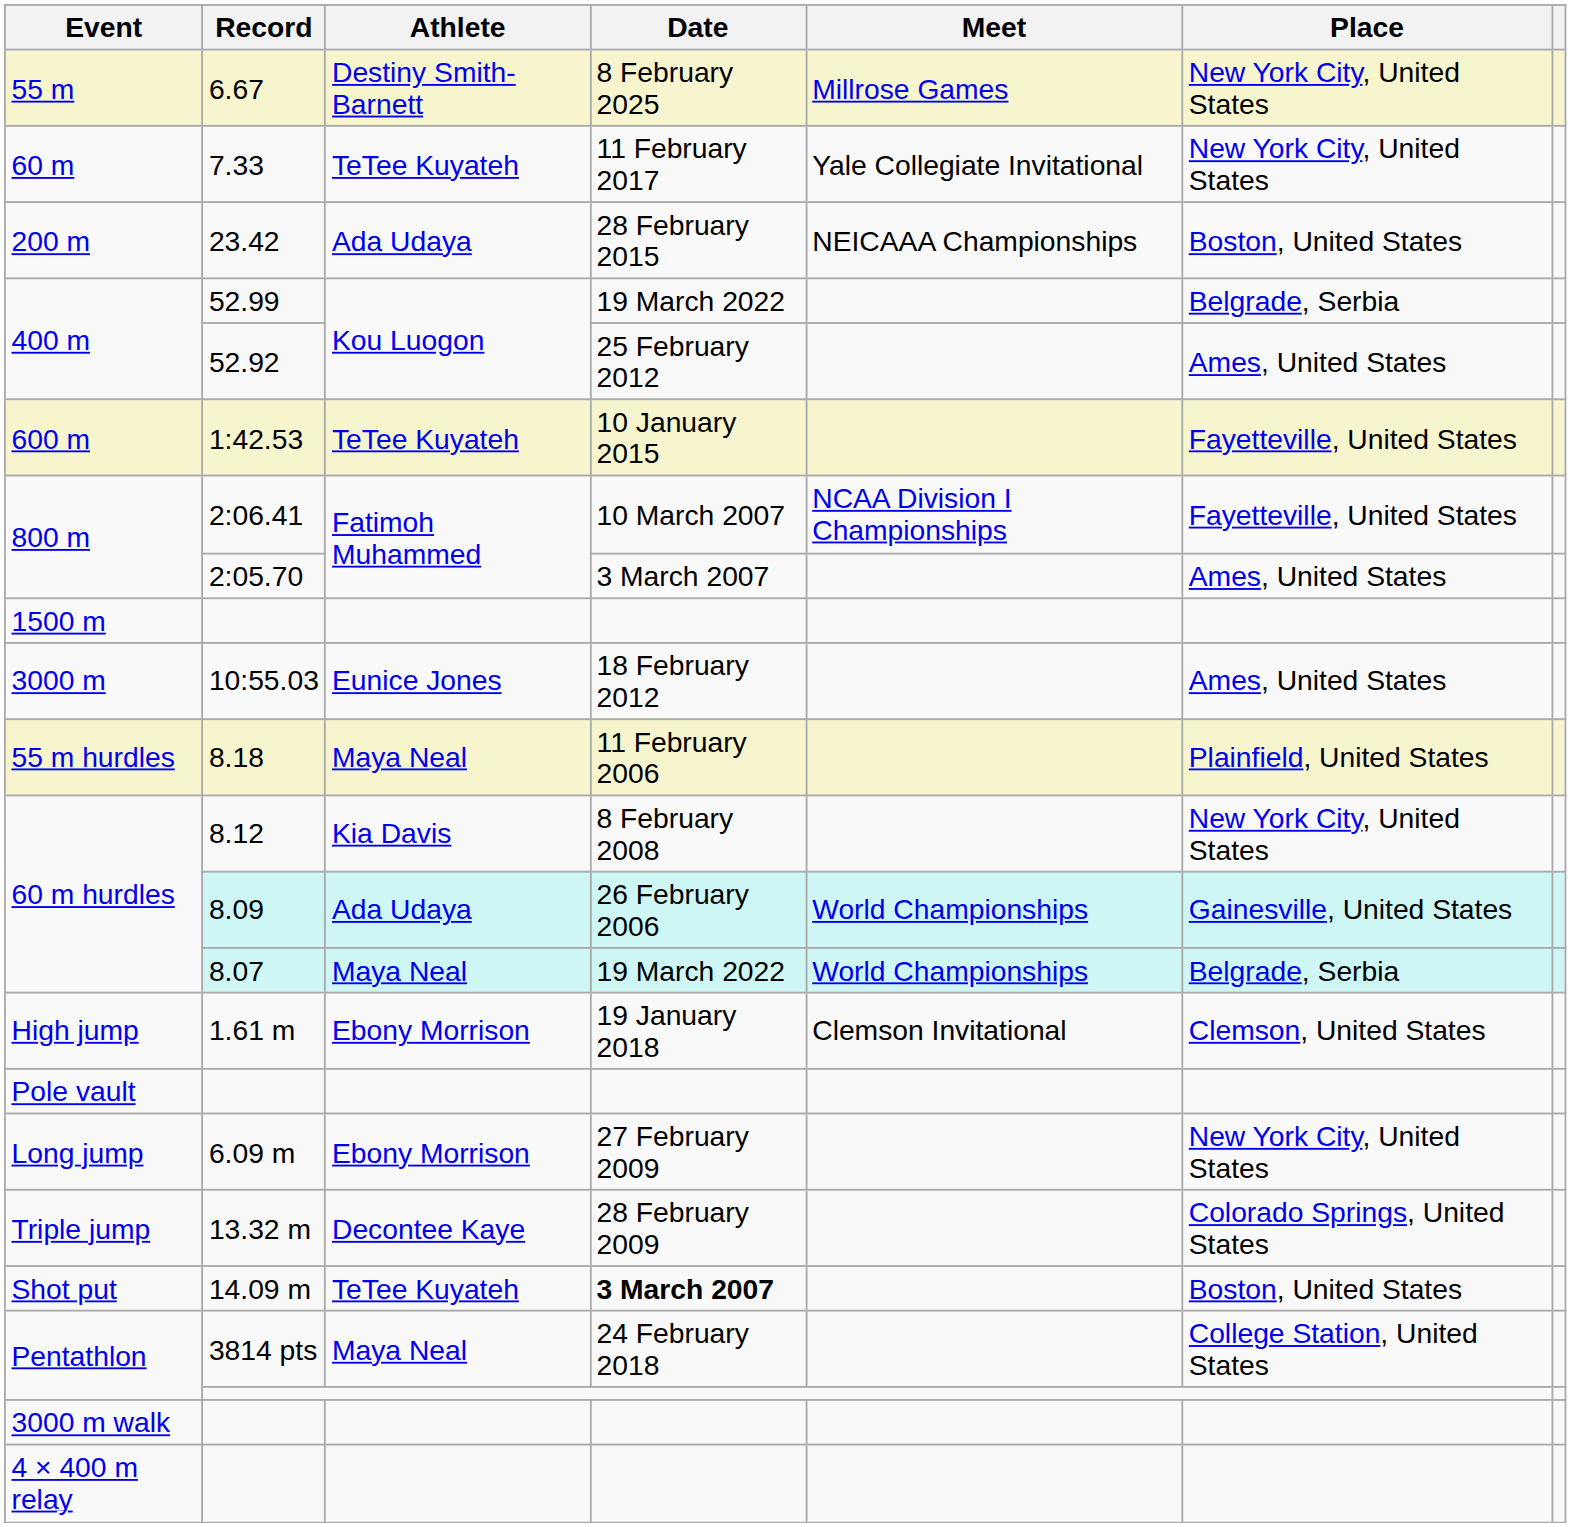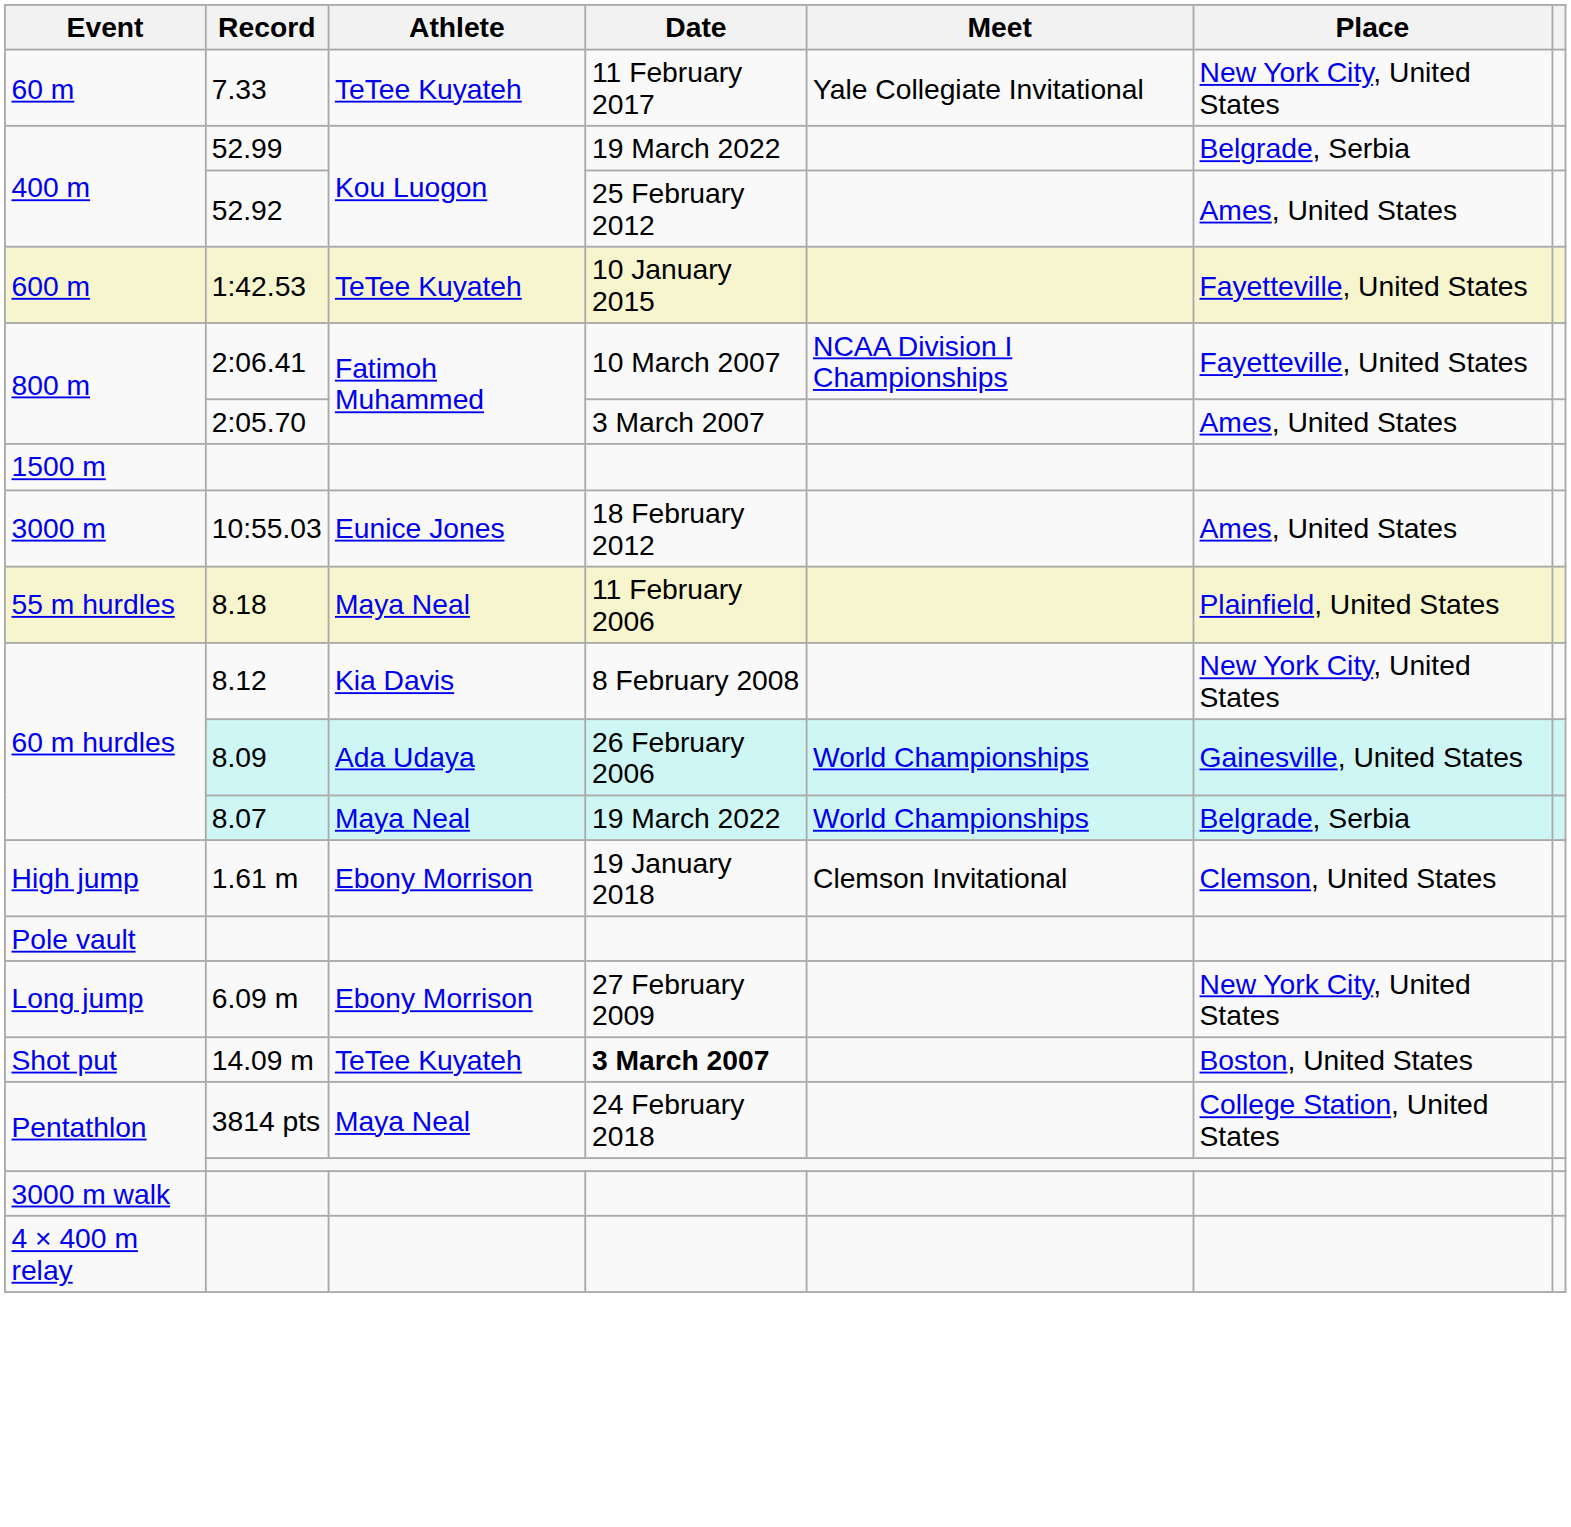- row: (43, 88)
- row: (51, 241)
- row: (81, 1228)
